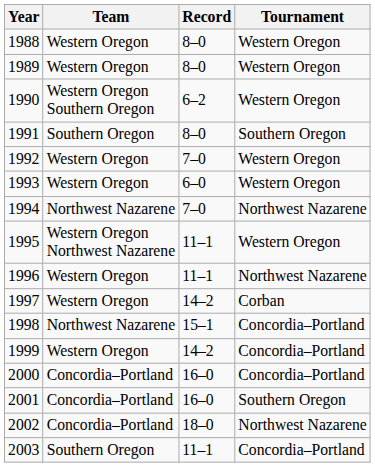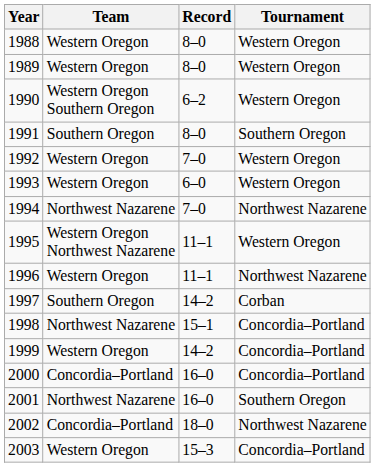(98, 300) Western Oregon -> (100, 300) Southern Oregon
(110, 400) Concordia–Portland -> (111, 400) Northwest Nazarene
(100, 450) Southern Oregon -> (98, 450) Western Oregon
(198, 450) 11–1 -> (198, 450) 15–3
